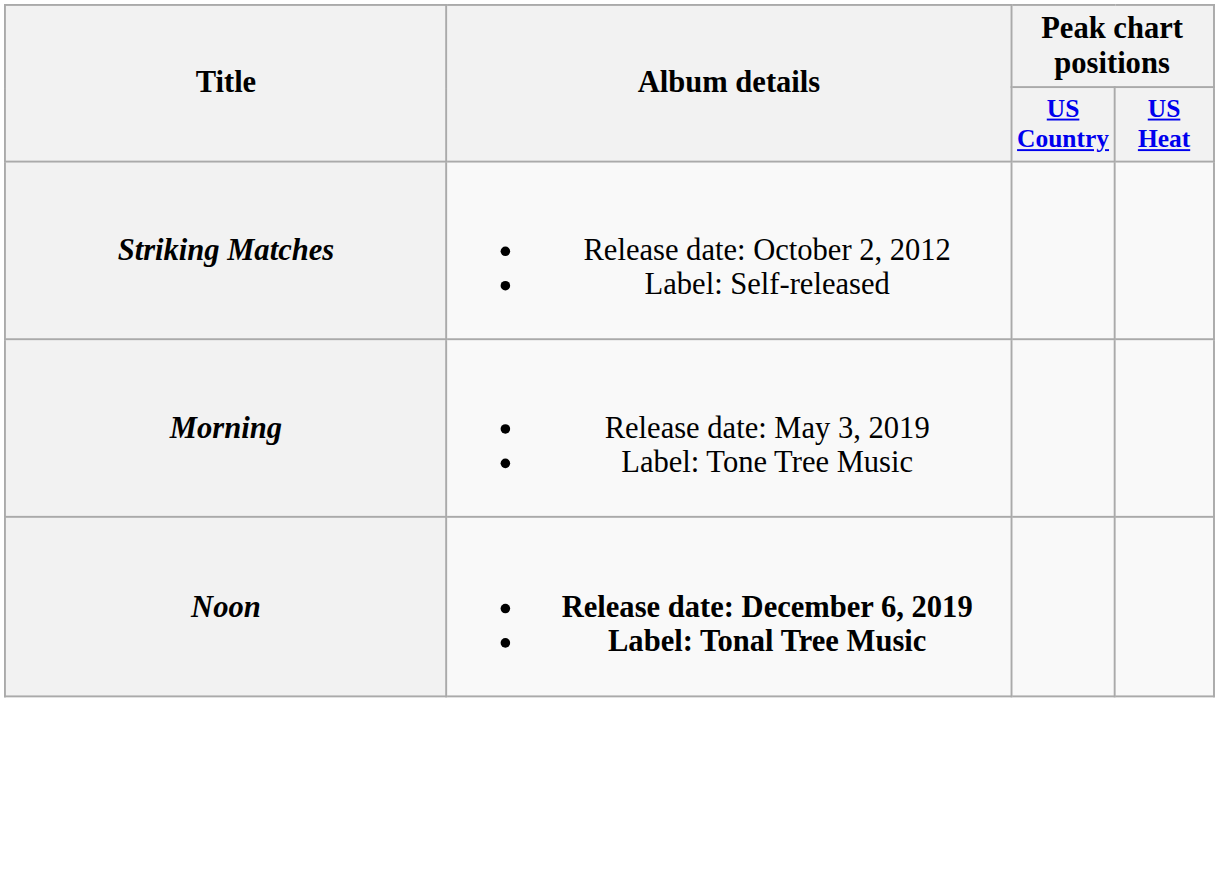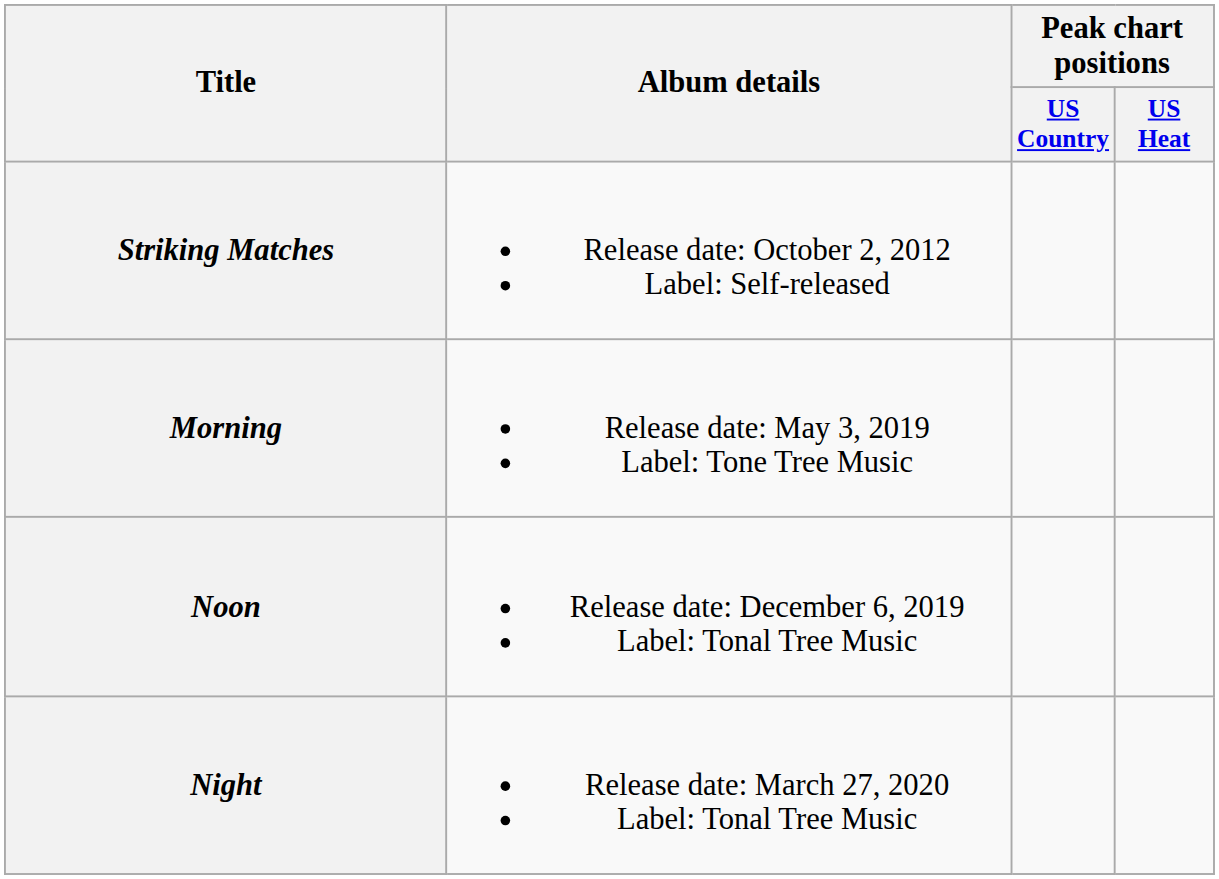(729, 624) bold -> (729, 624) normal
+ row: (226, 784)
